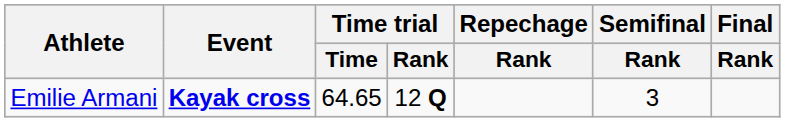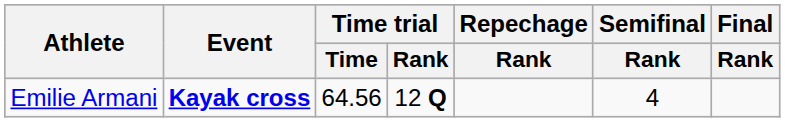(352, 98) 64.65 -> (352, 98) 64.56
(652, 98) 3 -> (652, 98) 4
